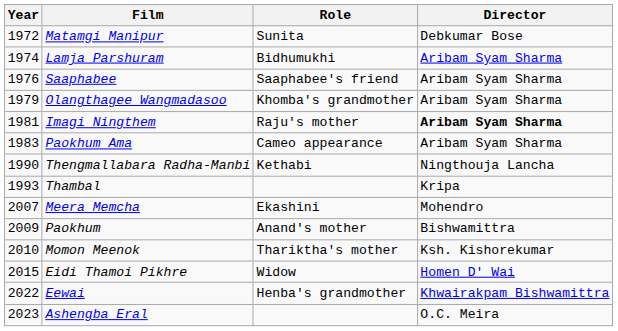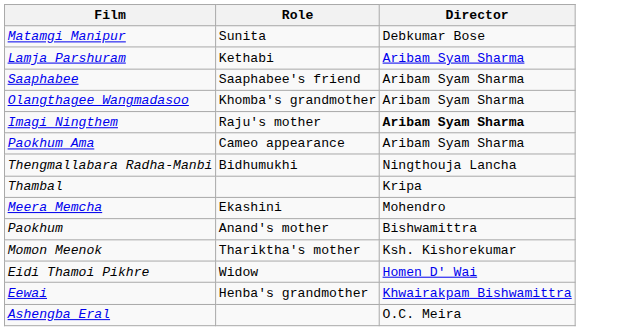- column: (23, 15)
(296, 58) Bidhumukhi -> (246, 58) Kethabi
(284, 165) Kethabi -> (258, 165) Bidhumukhi
